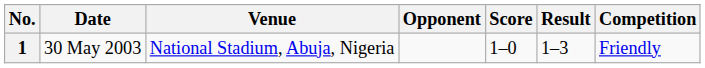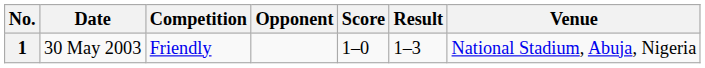columns swapped: (272, 18) <-> (648, 18)
